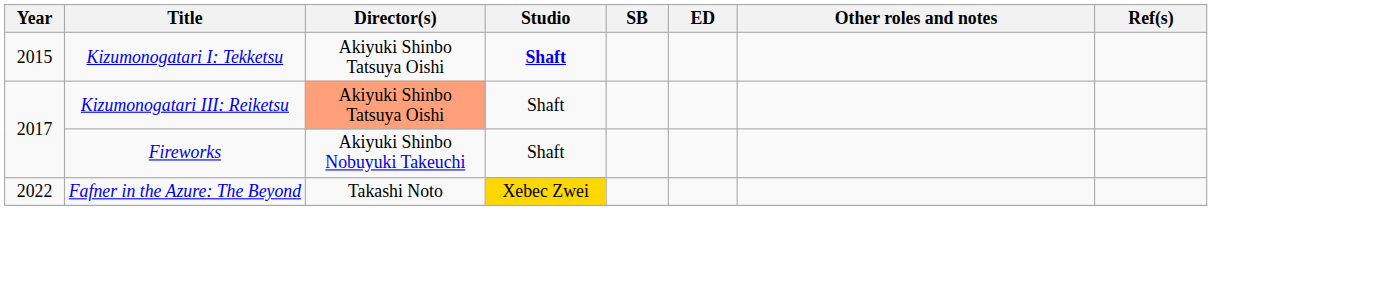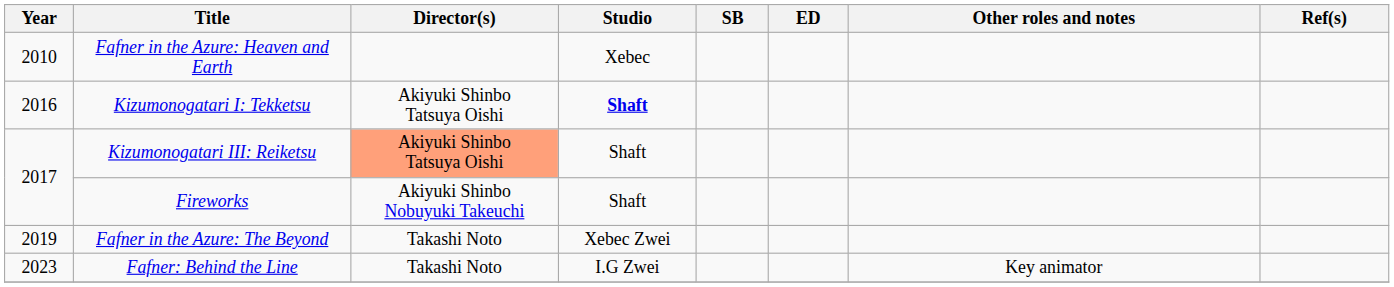+ row: (212, 56)
(35, 56) 2015 -> (39, 104) 2016
(35, 191) 2022 -> (39, 239) 2019
(546, 191) gold background -> (627, 239) no background
+ row: (212, 267)
